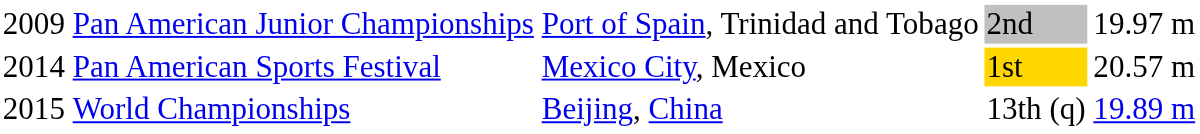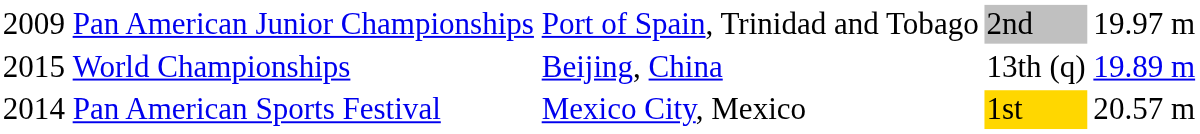rows swapped: (257, 66) <-> (212, 109)
